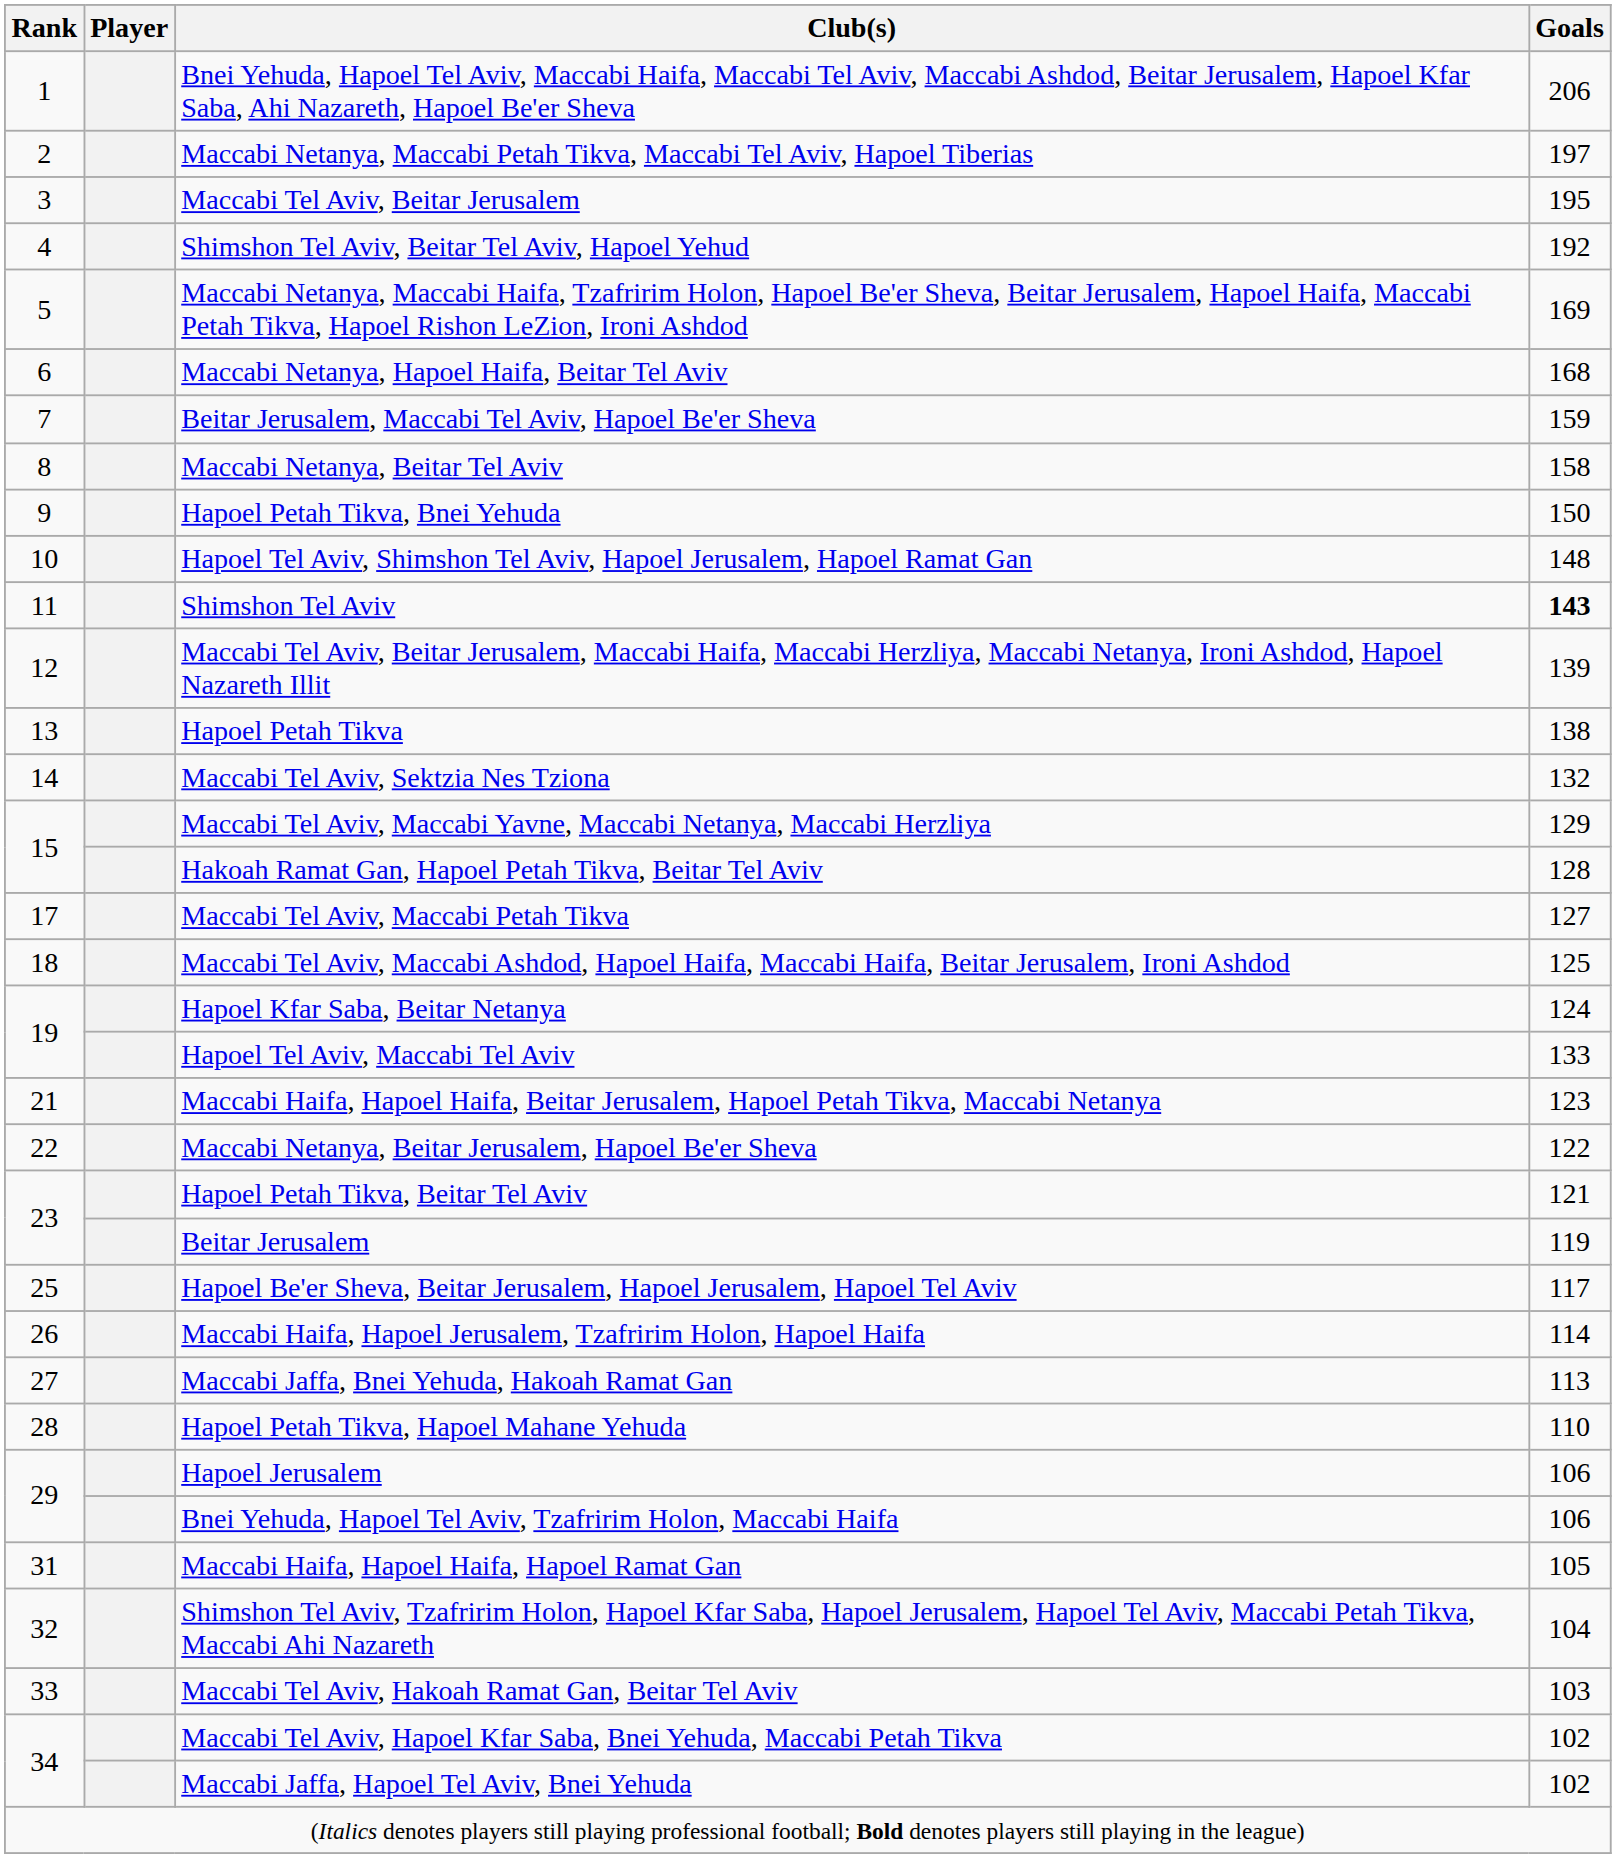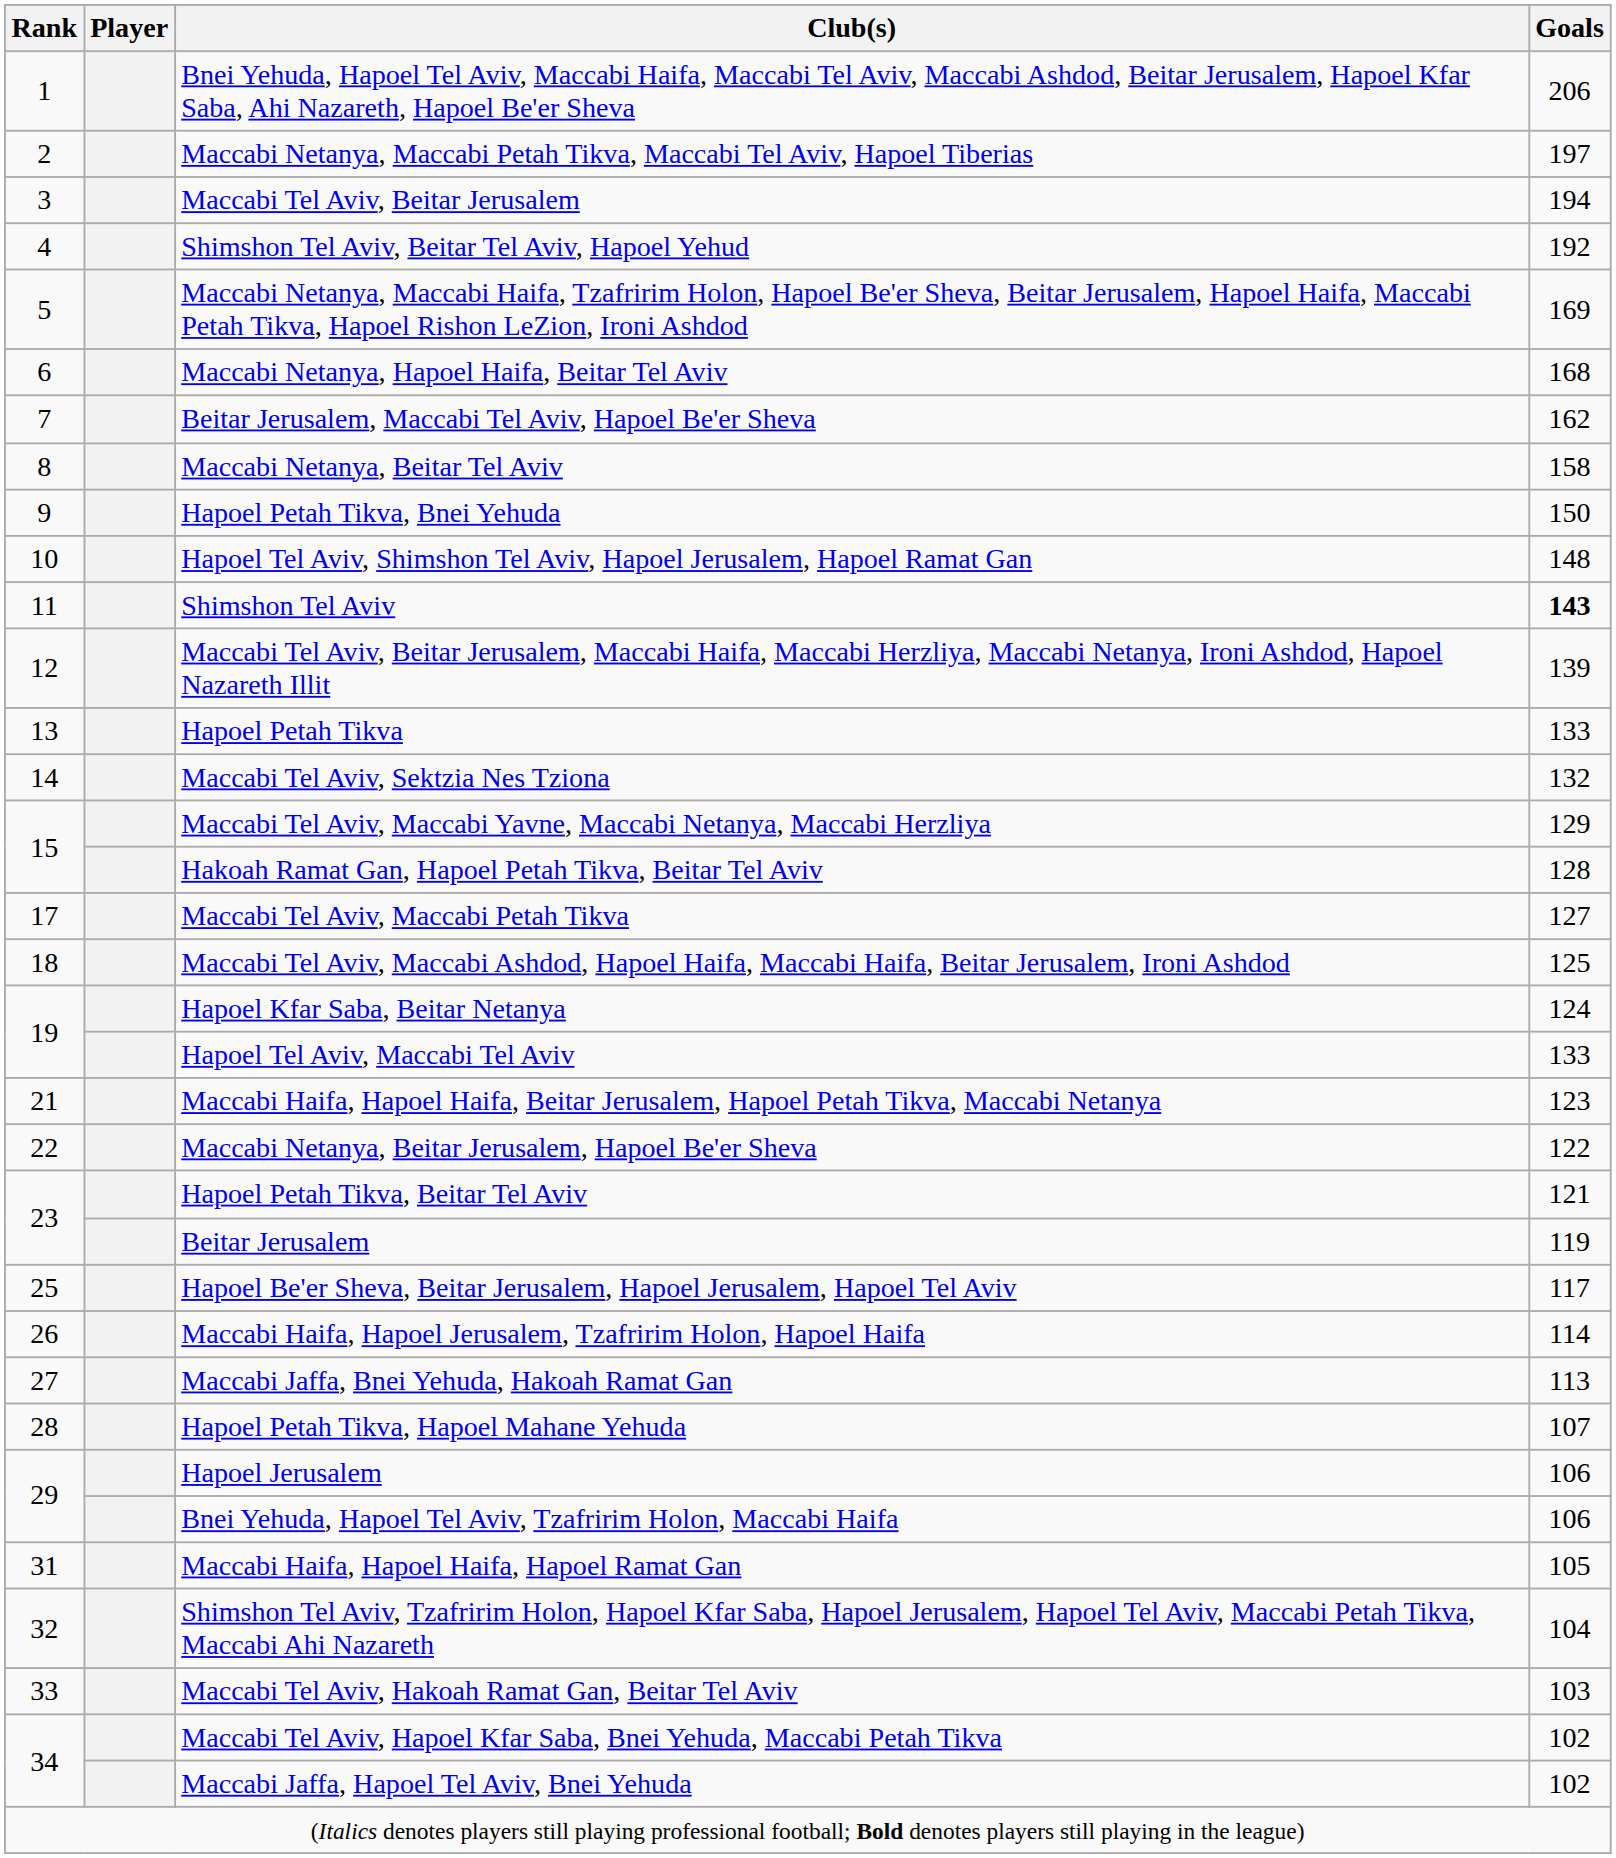(1569, 200) 195 -> (1569, 200) 194
(1569, 419) 159 -> (1569, 419) 162
(1569, 730) 138 -> (1569, 730) 133
(1569, 1426) 110 -> (1569, 1426) 107
